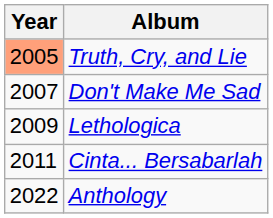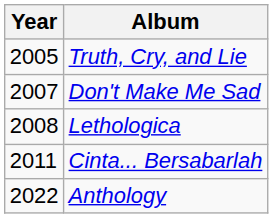(34, 56) lightsalmon background -> (34, 56) no background
(34, 126) 2009 -> (34, 126) 2008
